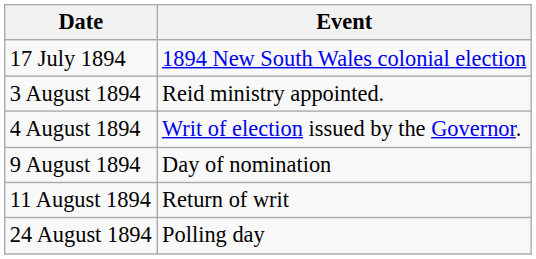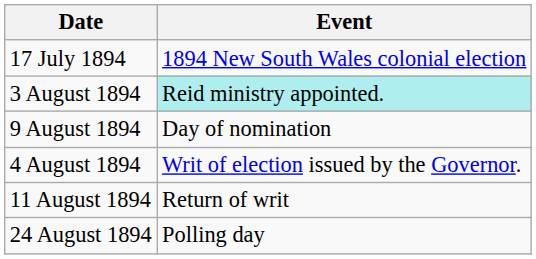(273, 93) no background -> (273, 93) paleturquoise background
rows swapped: (75, 128) <-> (75, 164)
